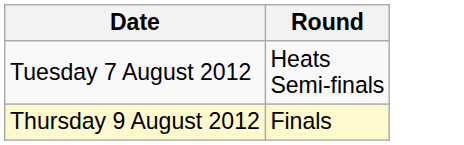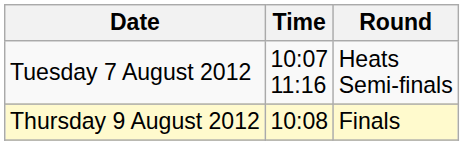+ column: (299, 22)
